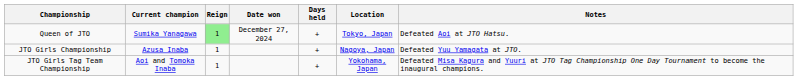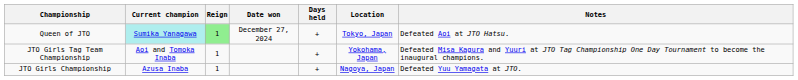(165, 34) no background -> (165, 34) paleturquoise background
rows swapped: (65, 50) <-> (65, 65)
